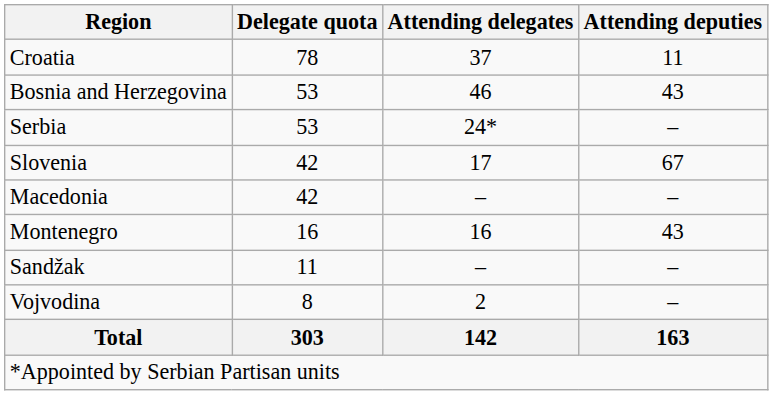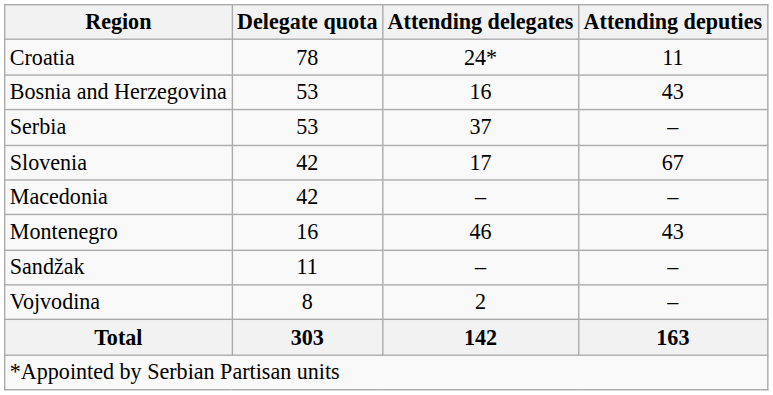(481, 57) 37 -> (481, 57) 24*
(481, 92) 46 -> (481, 92) 16
(481, 127) 24* -> (481, 127) 37
(481, 232) 16 -> (481, 232) 46
